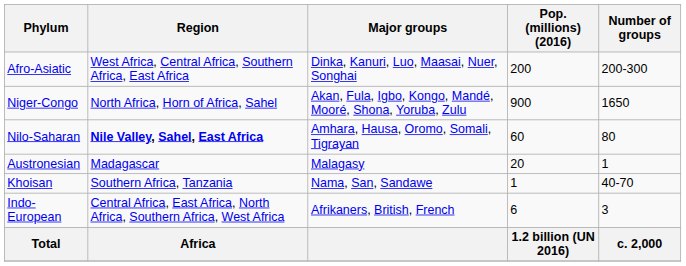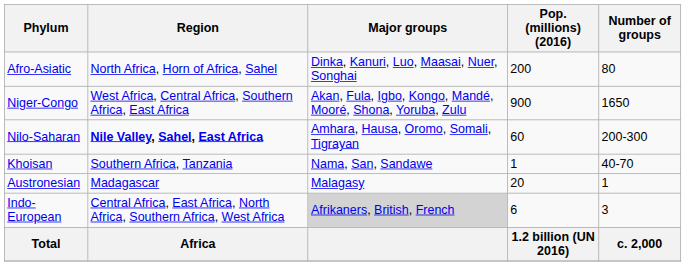(192, 69) West Africa, Central Africa, Southern Africa, East Africa -> (184, 69) North Africa, Horn of Africa, Sahel
(624, 69) 200-300 -> (609, 69) 80
(184, 103) North Africa, Horn of Africa, Sahel -> (192, 103) West Africa, Central Africa, Southern Africa, East Africa
(609, 136) 80 -> (624, 136) 200-300
rows swapped: (30, 183) <-> (44, 163)
(383, 210) no background -> (383, 210) lightgrey background
